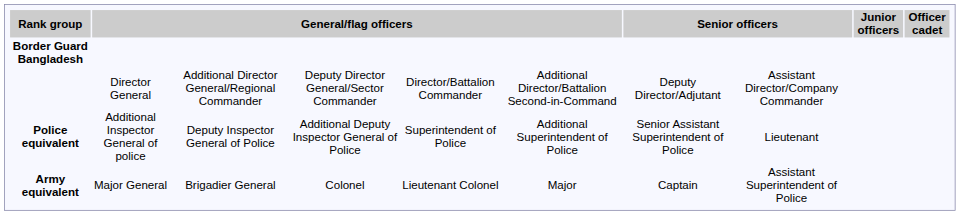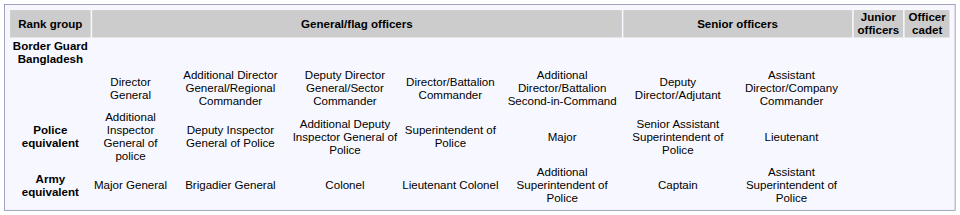(562, 136) Additional Superintendent of Police -> (562, 136) Major
(562, 184) Major -> (562, 184) Additional Superintendent of Police
